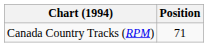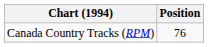(180, 32) 71 -> (180, 32) 76
